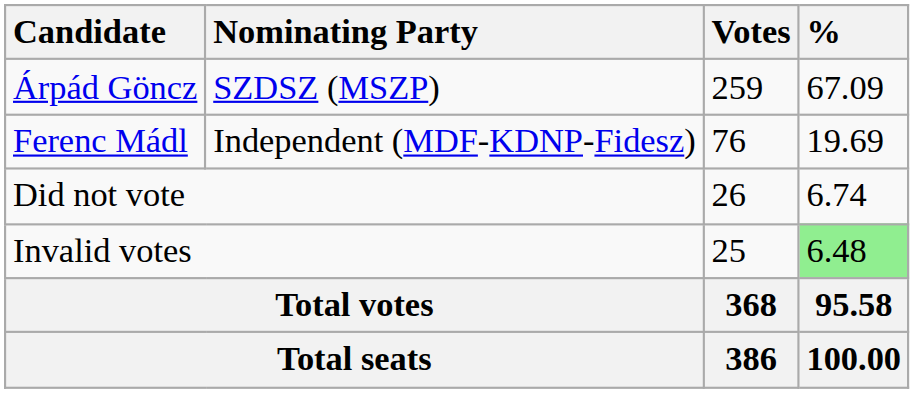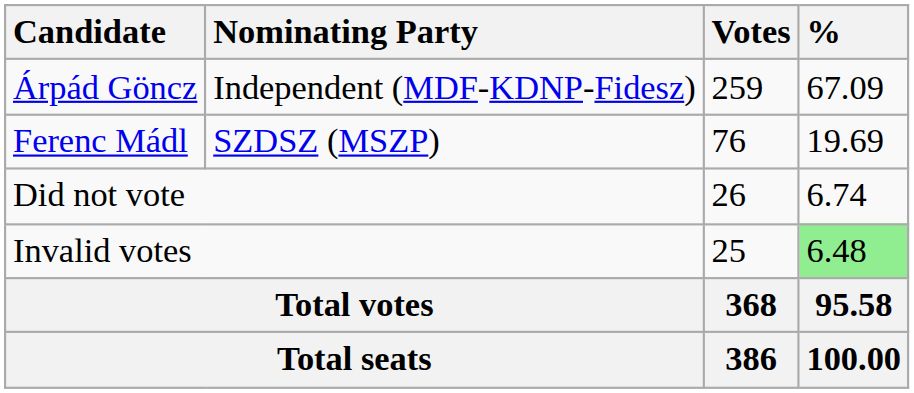(326, 86) SZDSZ (MSZP) -> (454, 86) Independent (MDF-KDNP-Fidesz)
(454, 140) Independent (MDF-KDNP-Fidesz) -> (326, 140) SZDSZ (MSZP)
